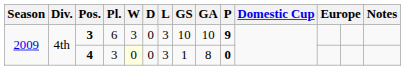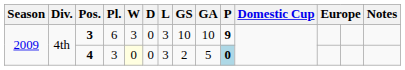(184, 55) 1 -> (184, 55) 2
(208, 55) 8 -> (208, 55) 5
(228, 55) no background -> (228, 55) lightblue background
